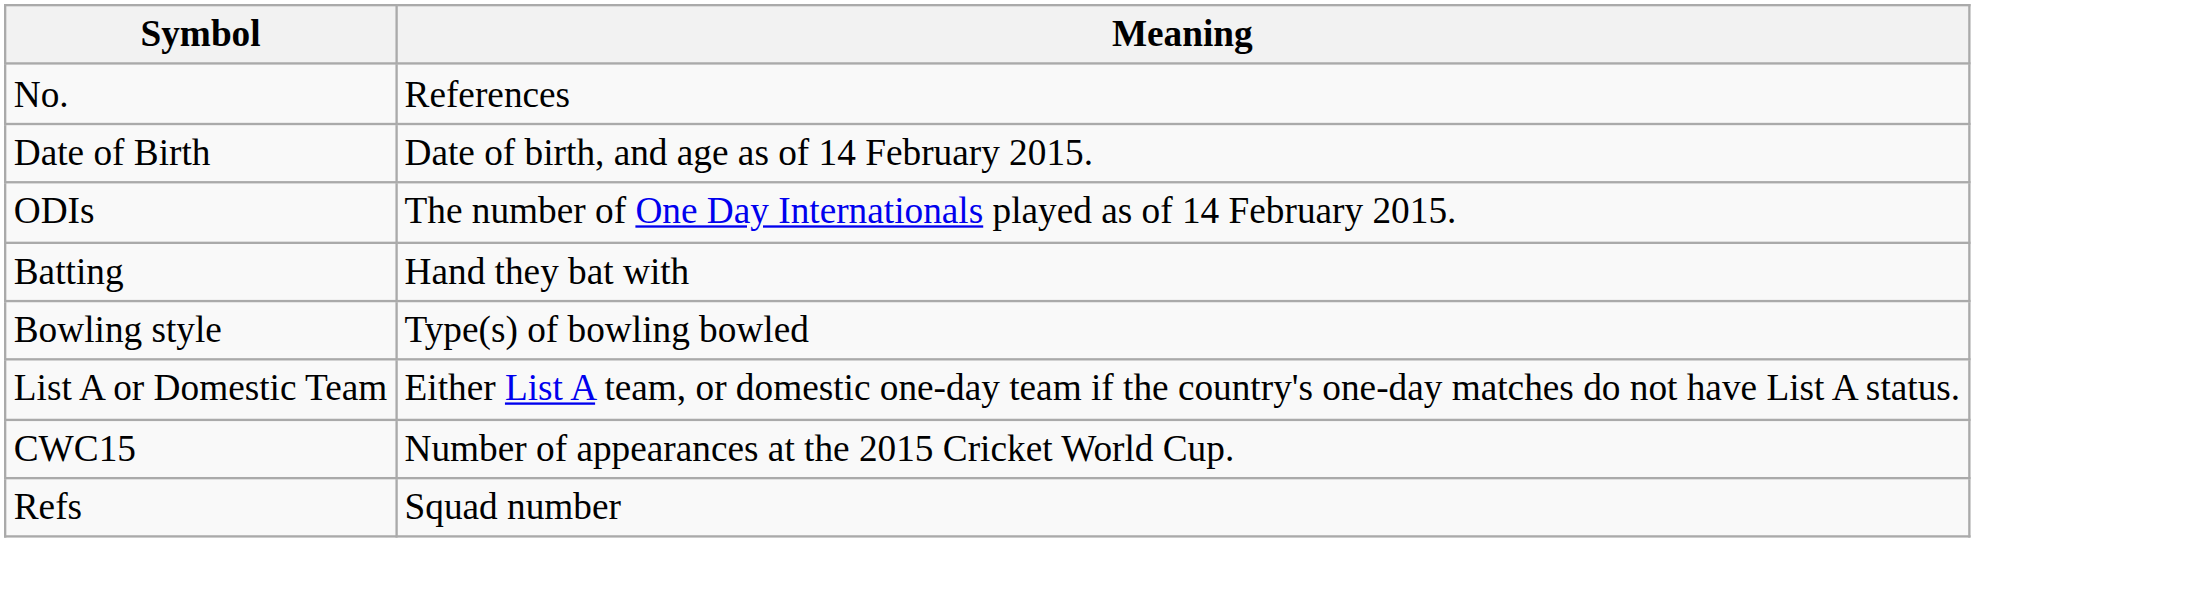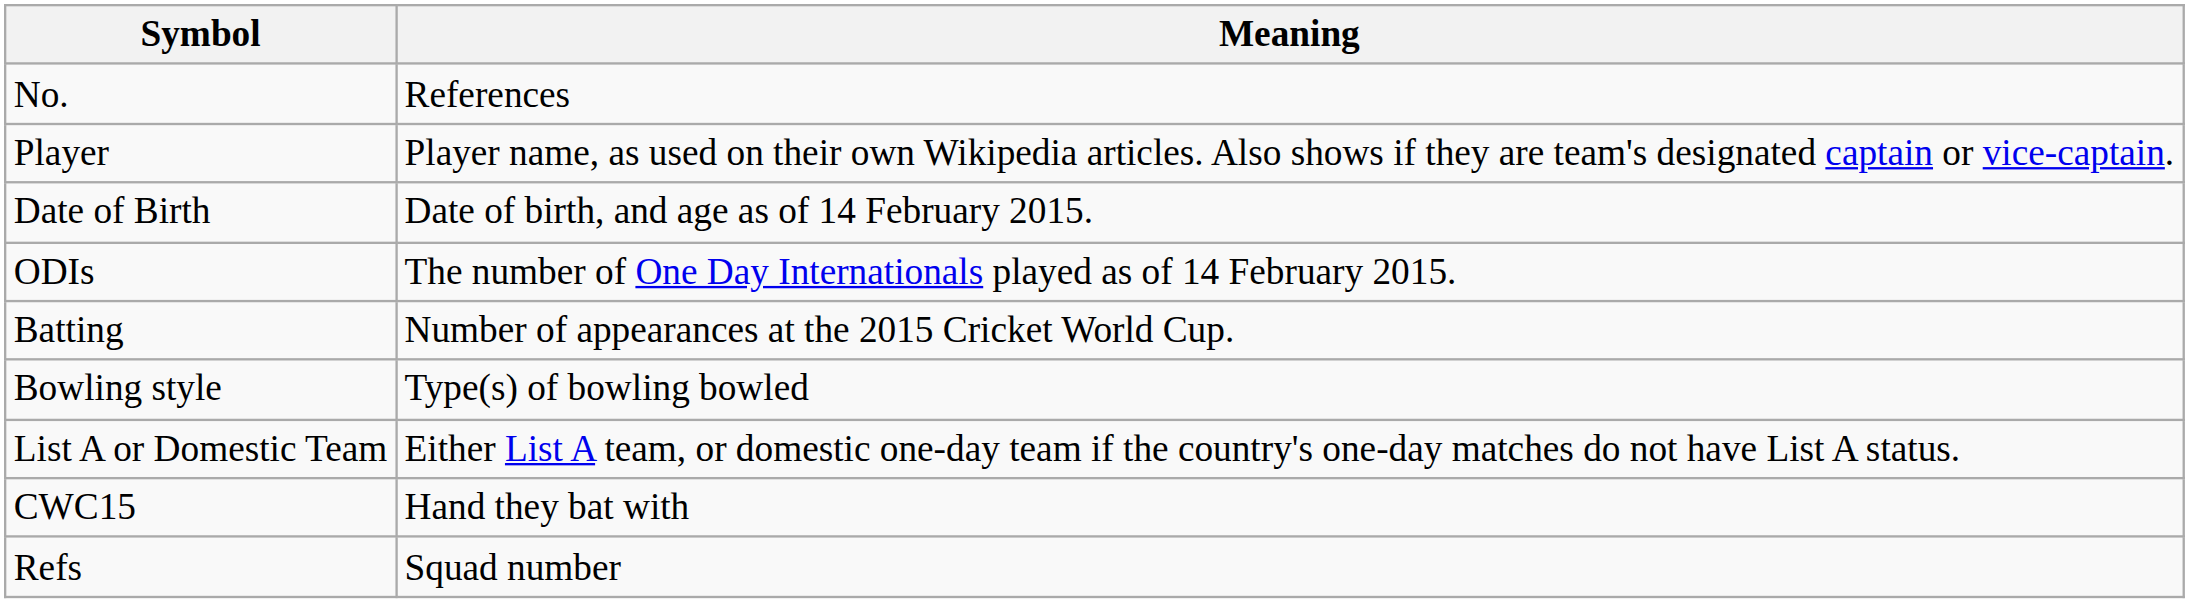+ row: (61, 152)
(547, 270) Hand they bat with -> (819, 329) Number of appearances at the 2015 Cricket World Cup.
(819, 447) Number of appearances at the 2015 Cricket World Cup. -> (547, 507) Hand they bat with
